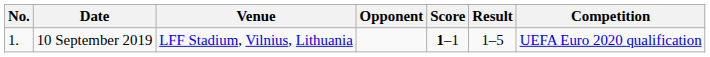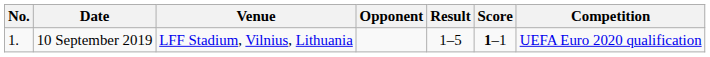columns swapped: (448, 16) <-> (493, 16)
